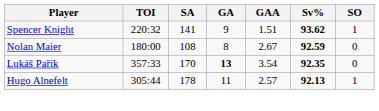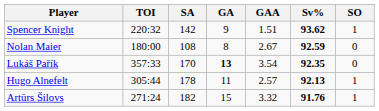(188, 30) 141 -> (188, 30) 142
+ row: (35, 98)
